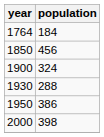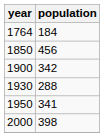(48, 68) 324 -> (48, 68) 342
(48, 104) 386 -> (48, 104) 341
